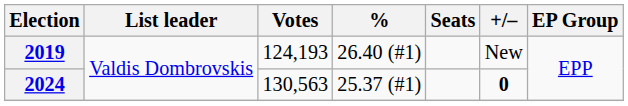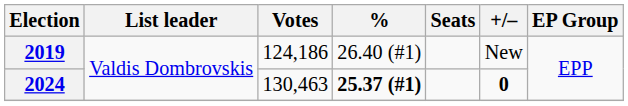(295, 52) 124,193 -> (295, 52) 124,186
(295, 84) 130,563 -> (295, 84) 130,463
(379, 84) normal -> (379, 84) bold
